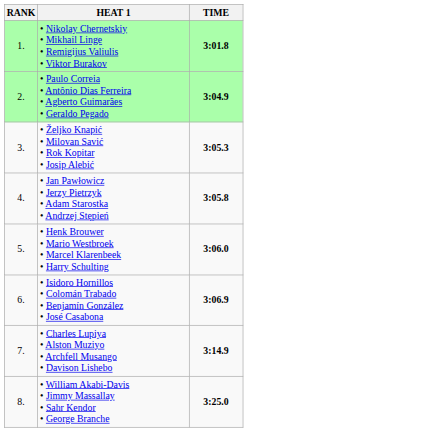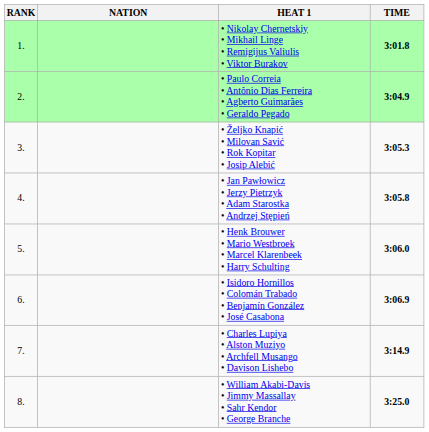+ column: (128, 12)
